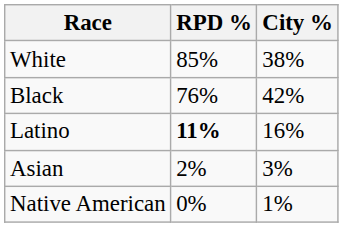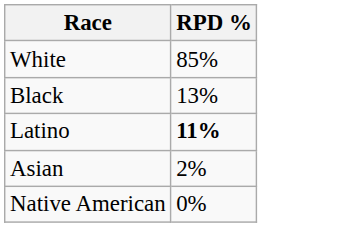- column: (298, 22)
(197, 95) 76% -> (197, 95) 13%
